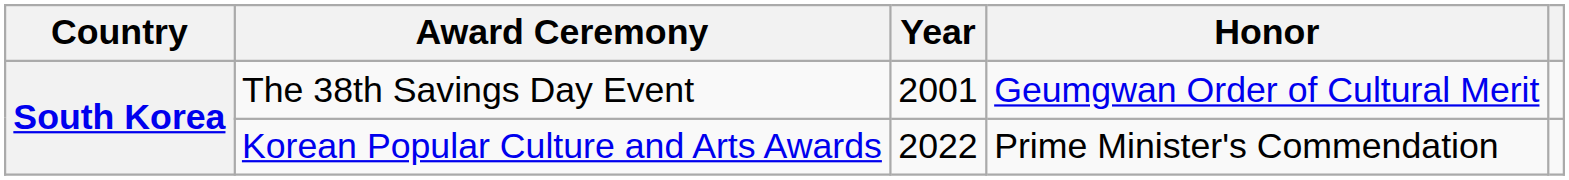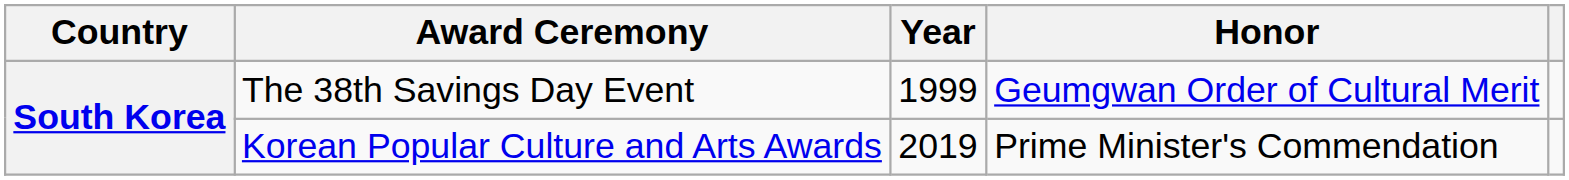(938, 89) 2001 -> (938, 89) 1999
(938, 145) 2022 -> (938, 145) 2019
